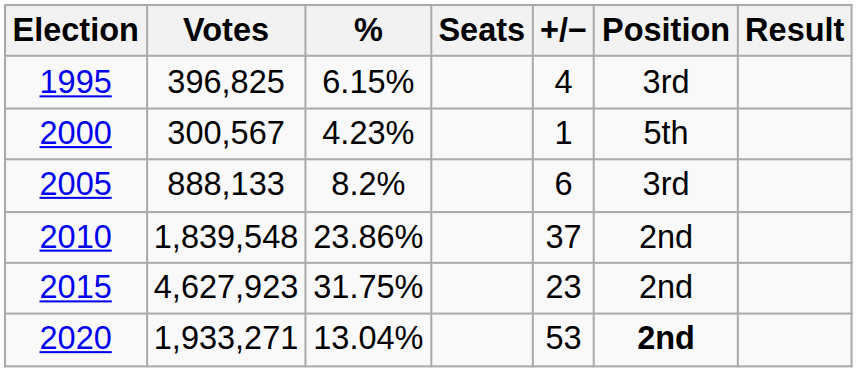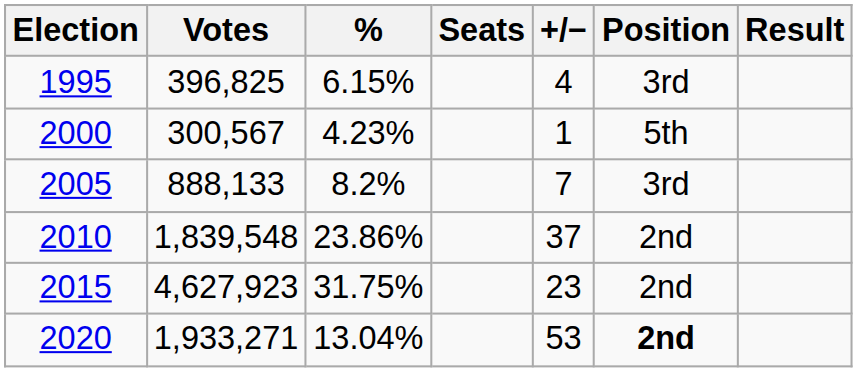(564, 184) 6 -> (564, 184) 7
